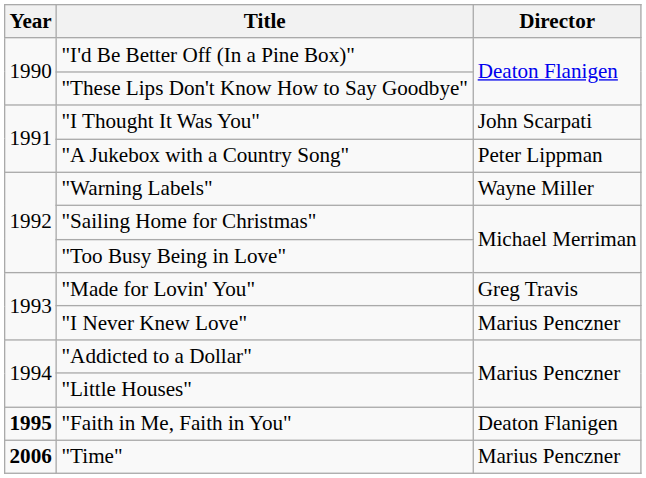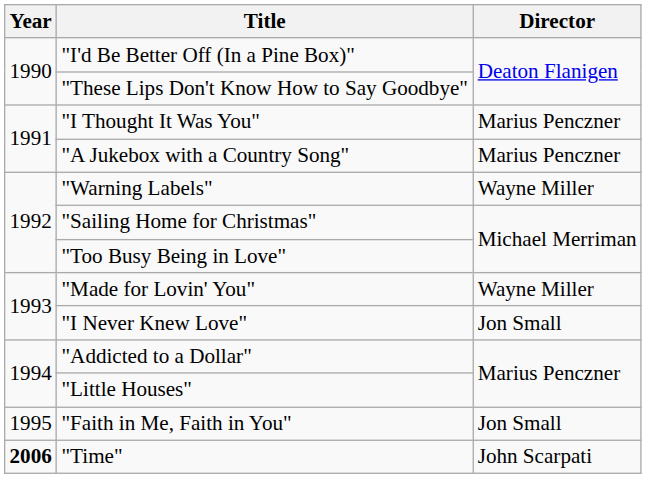(535, 121) John Scarpati -> (549, 121) Marius Penczner
(540, 155) Peter Lippman -> (549, 155) Marius Penczner
(528, 289) Greg Travis -> (536, 289) Wayne Miller
(549, 322) Marius Penczner -> (520, 322) Jon Small
(31, 423) bold -> (31, 423) normal
(548, 423) Deaton Flanigen -> (520, 423) Jon Small
(549, 456) Marius Penczner -> (535, 456) John Scarpati
